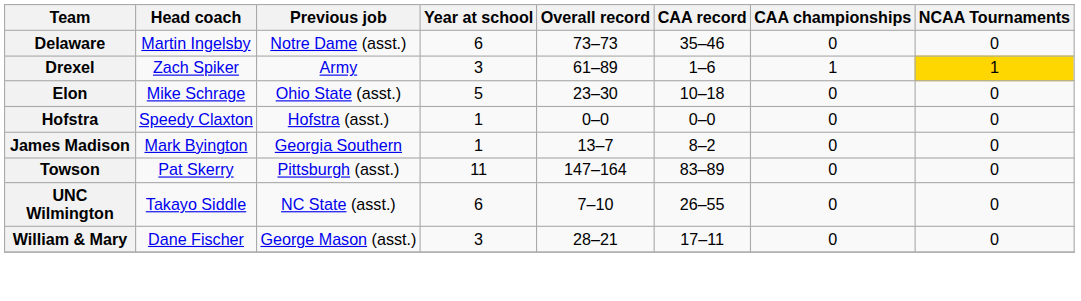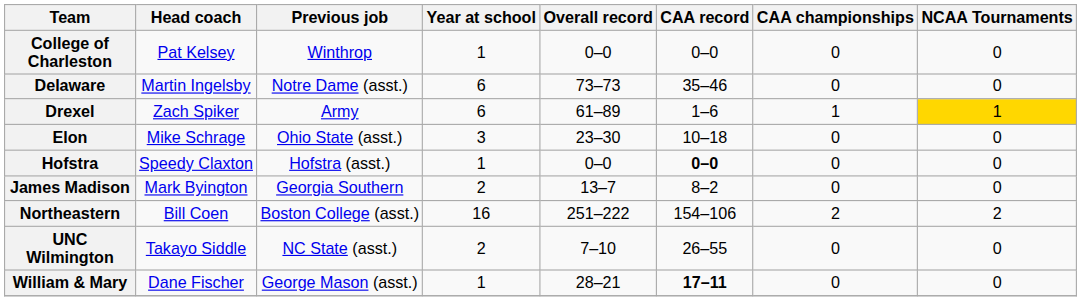+ row: (70, 52)
(479, 69) 3 -> (481, 112) 6
(479, 94) 5 -> (481, 138) 3
(702, 120) normal -> (705, 163) bold
(479, 145) 1 -> (481, 188) 2
+ row: (70, 214)
- row: (70, 171)
(479, 205) 6 -> (481, 248) 2
(479, 239) 3 -> (481, 283) 1
(702, 239) normal -> (705, 283) bold
